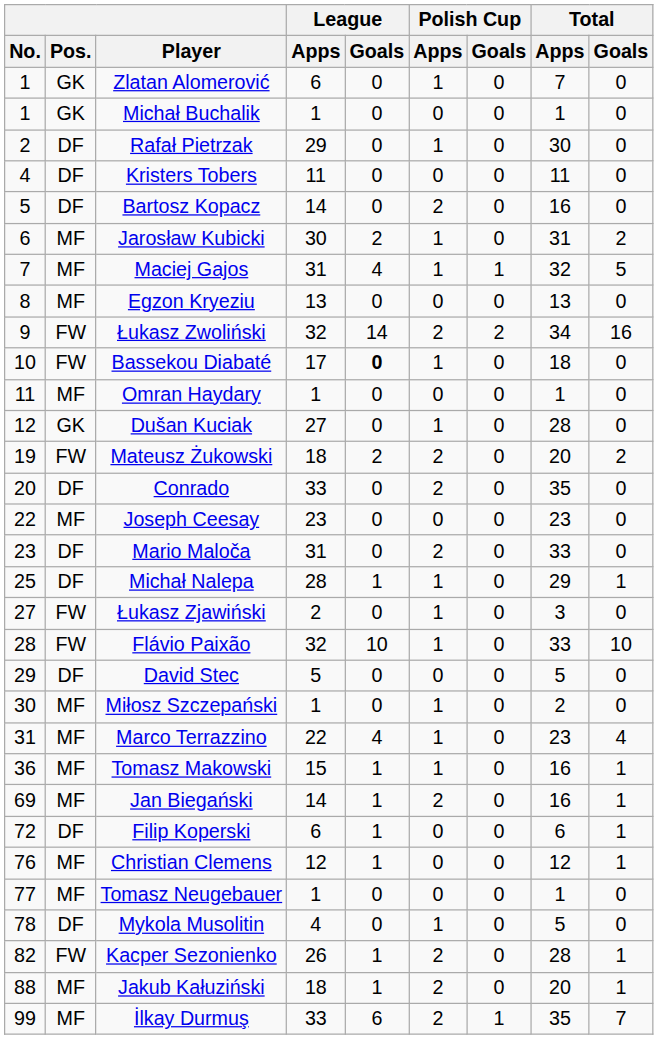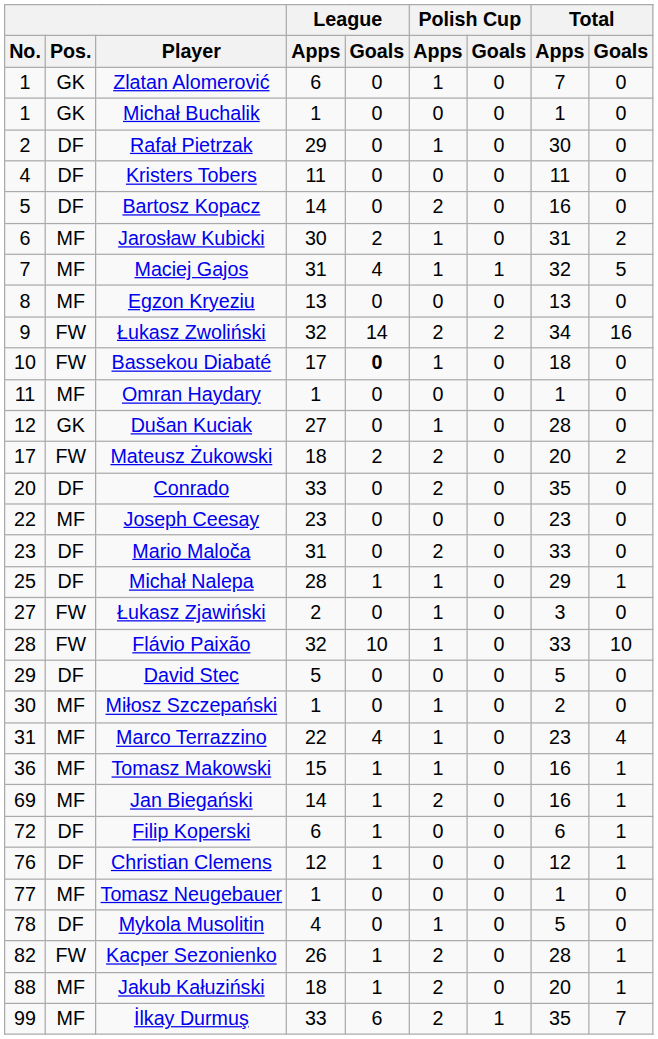(25, 457) 19 -> (25, 457) 17
(71, 862) MF -> (71, 862) DF
